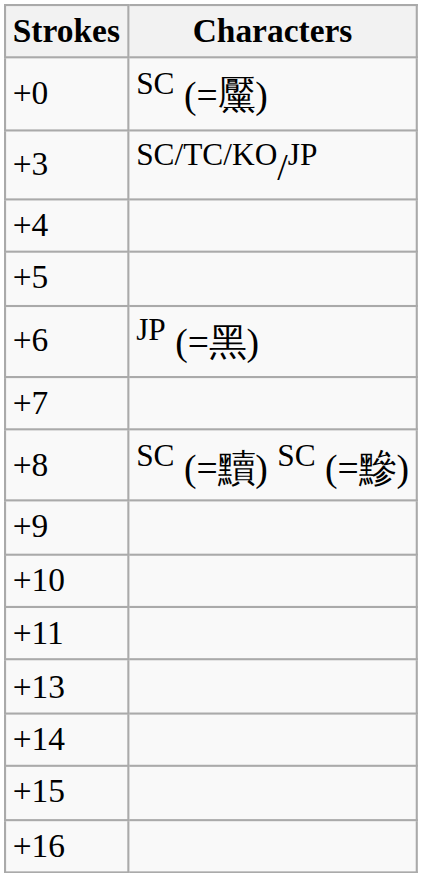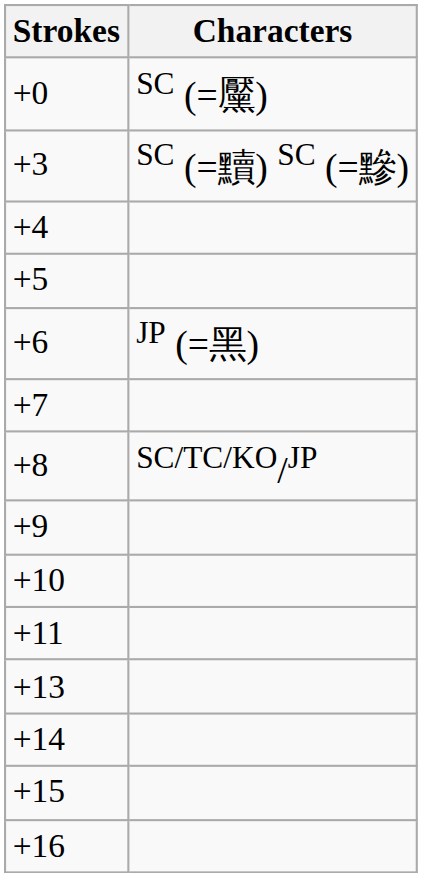(227, 163) SC/TC/KO/JP -> (273, 163) SC (=黷) SC (=黲)
(273, 463) SC (=黷) SC (=黲) -> (227, 465) SC/TC/KO/JP
